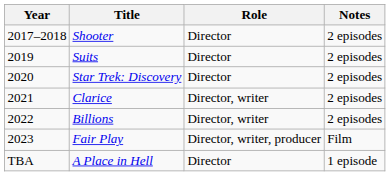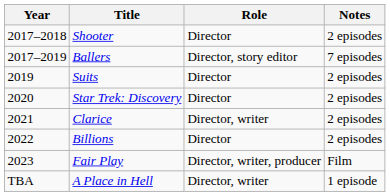+ row: (91, 56)
(228, 118) Director, writer -> (209, 139) Director
(209, 160) Director -> (228, 181) Director, writer
